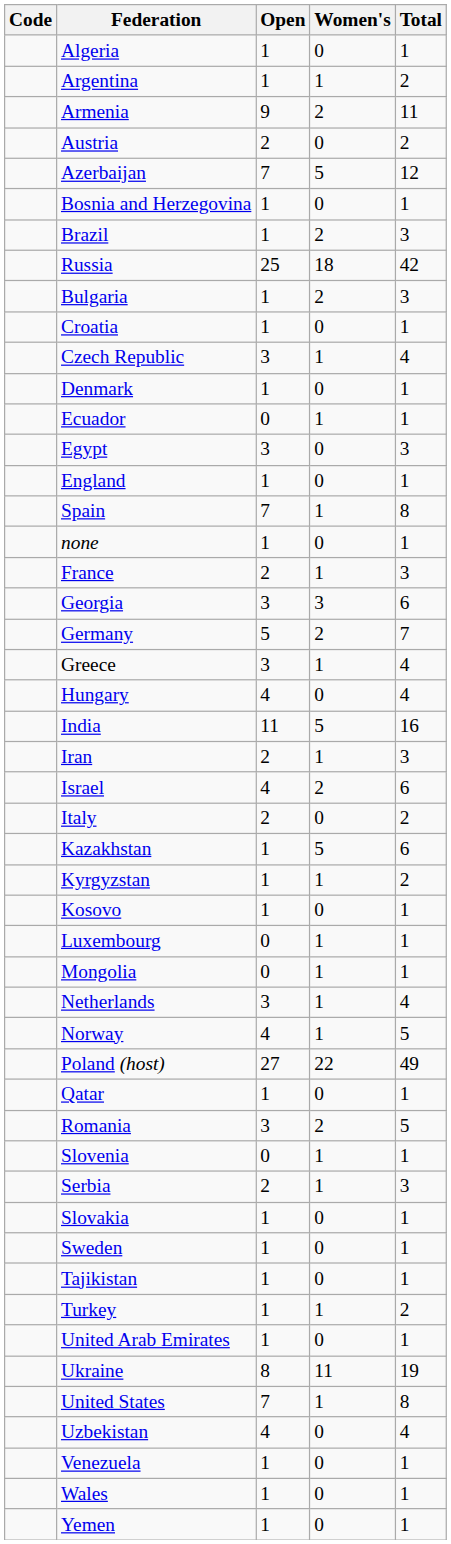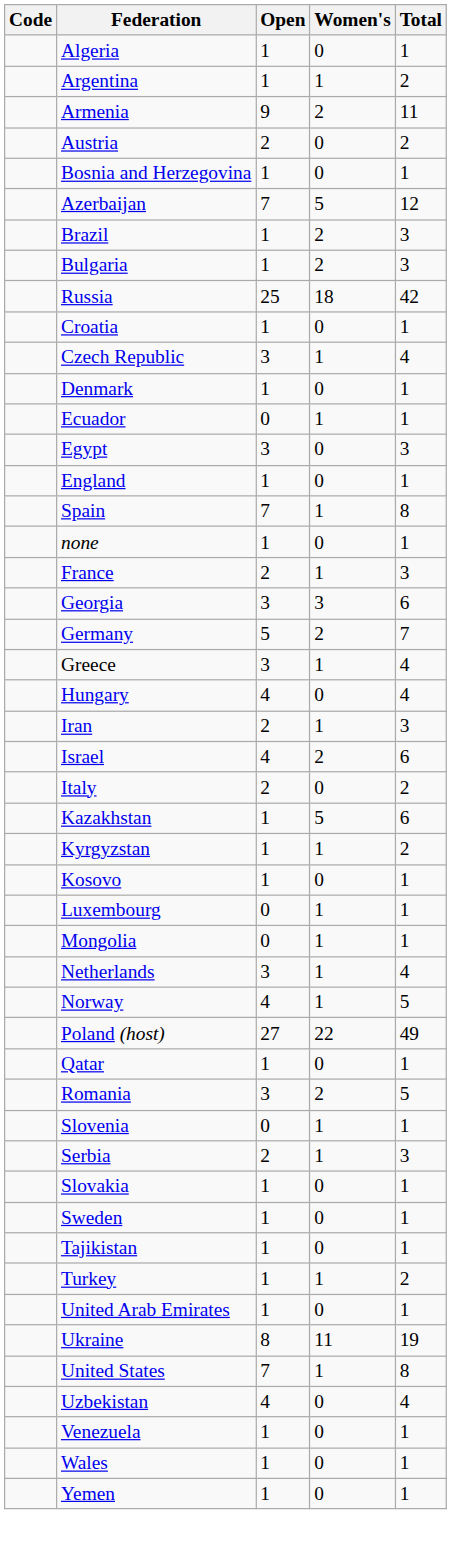rows swapped: (103, 173) <-> (156, 204)
rows swapped: (94, 296) <-> (87, 265)
- row: (81, 726)
